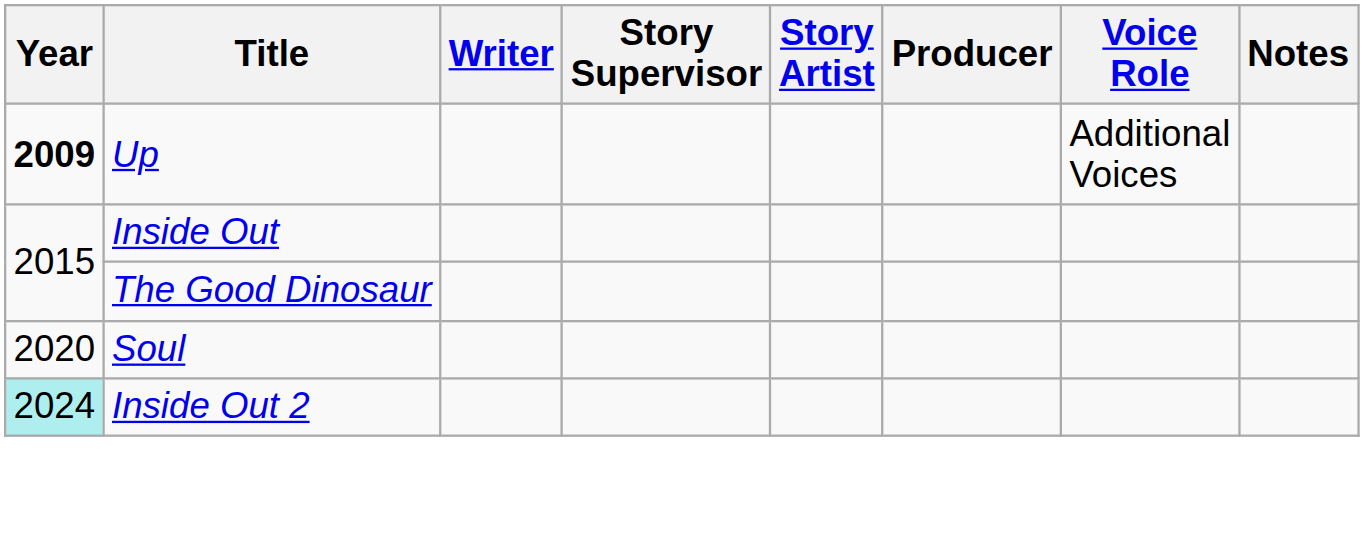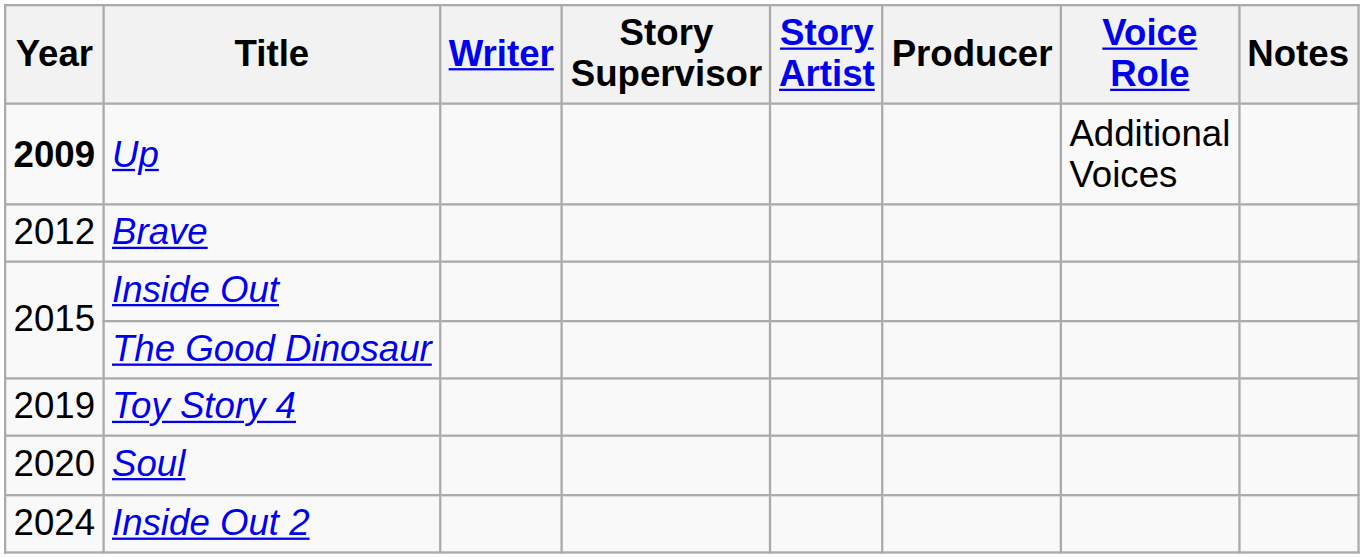+ row: (160, 232)
+ row: (204, 406)
(54, 406) paleturquoise background -> (54, 522) no background
